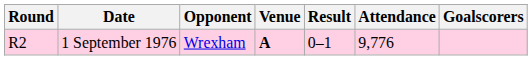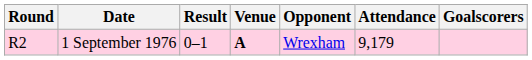columns swapped: (218, 17) <-> (329, 17)
(376, 42) 9,776 -> (376, 42) 9,179
